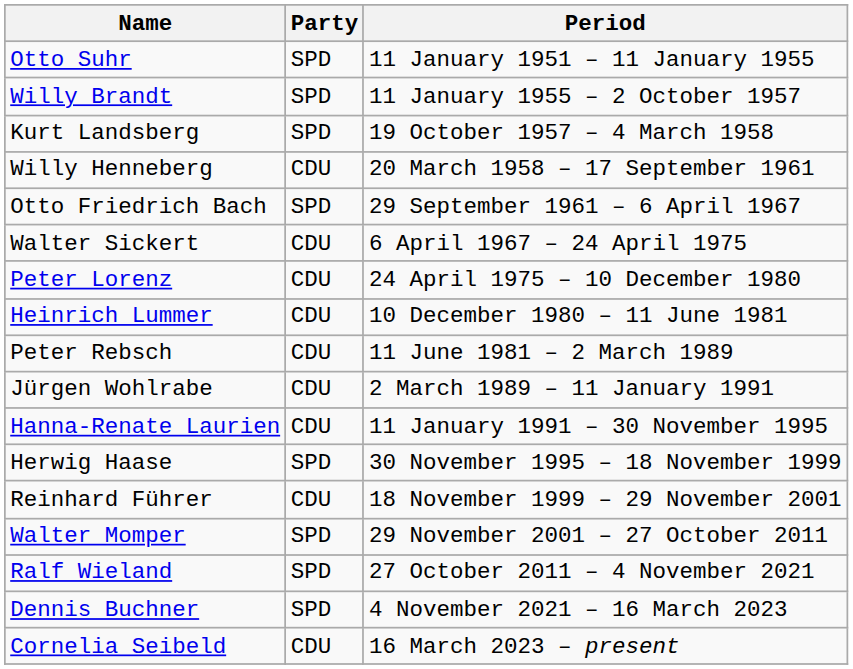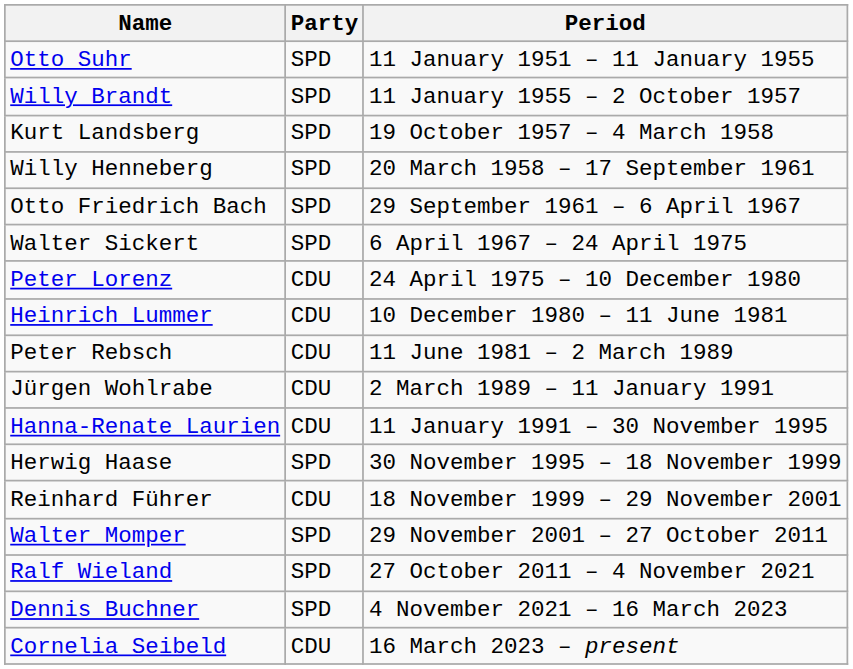(311, 170) CDU -> (311, 170) SPD
(311, 243) CDU -> (311, 243) SPD
